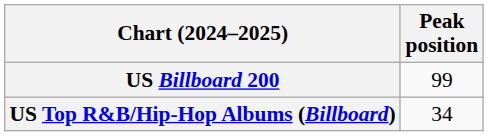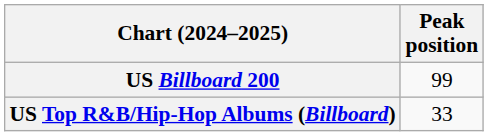(442, 113) 34 -> (442, 113) 33
